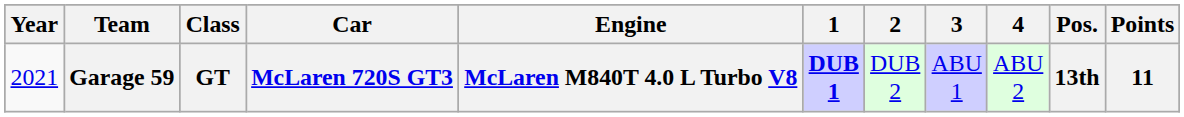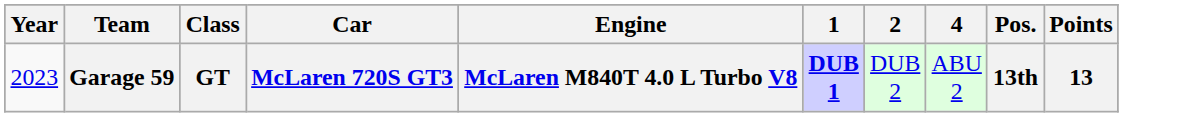- column: (957, 23)
(34, 76) 2021 -> (34, 76) 2023
(1143, 76) 11 -> (1081, 76) 13
